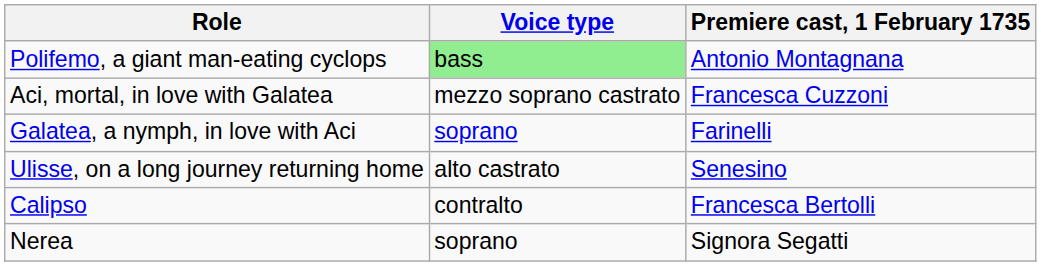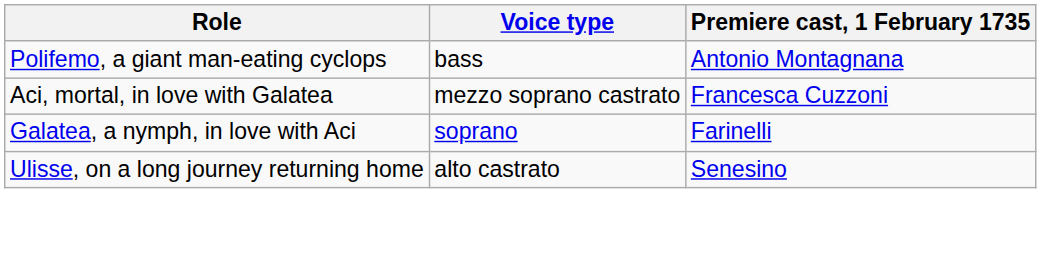(459, 59) lightgreen background -> (459, 59) no background
- row: (48, 205)
- row: (41, 242)
